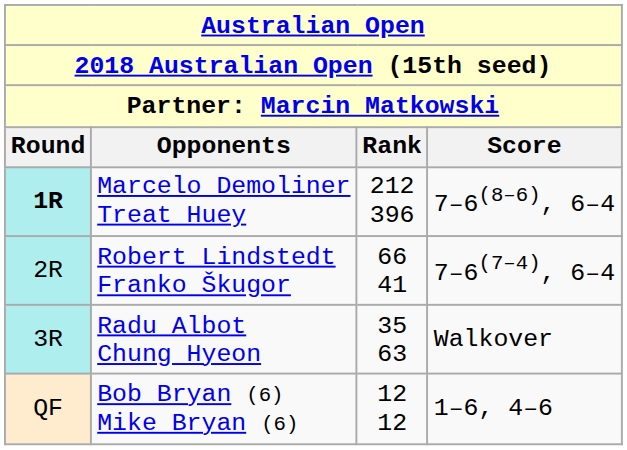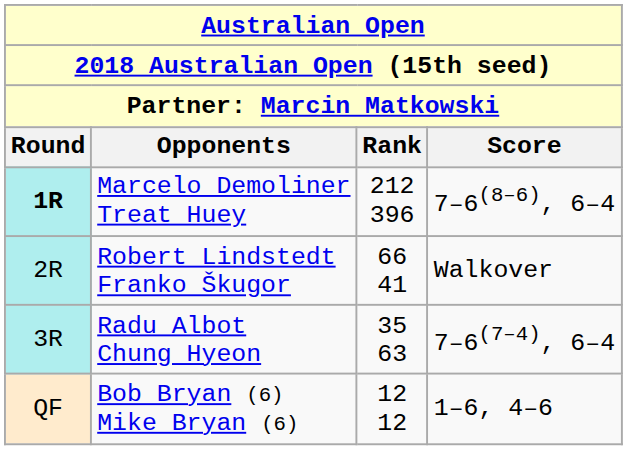(524, 270) 7–6(7–4), 6–4 -> (493, 271) Walkover
(493, 340) Walkover -> (524, 340) 7–6(7–4), 6–4
